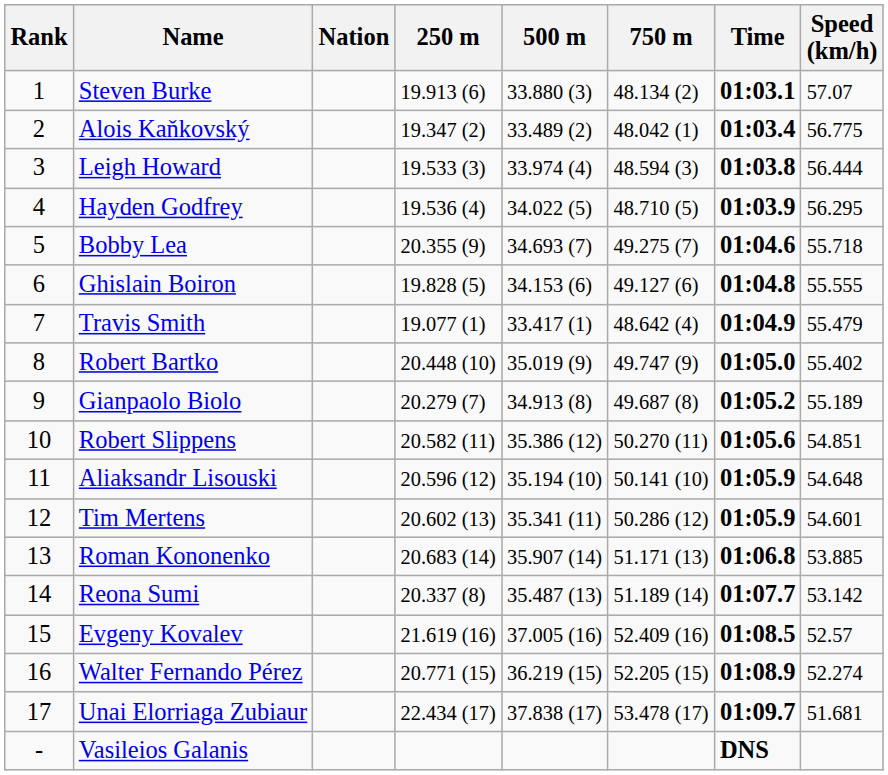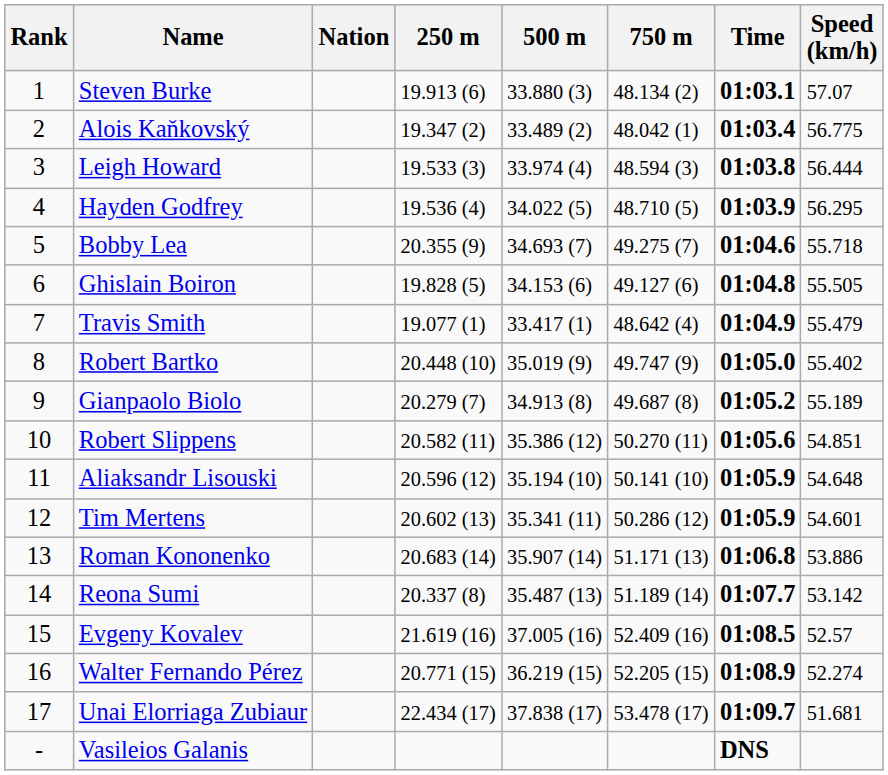(835, 285) 55.555 -> (835, 285) 55.505
(835, 557) 53.885 -> (835, 557) 53.886
